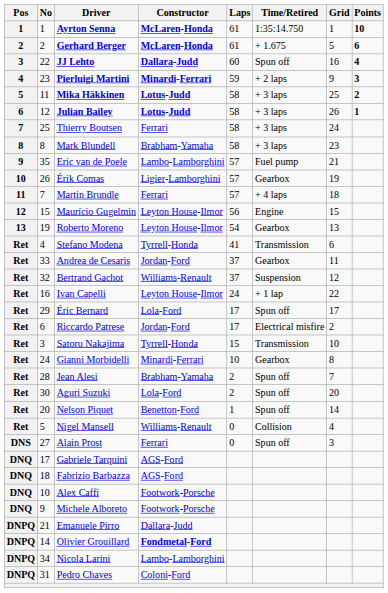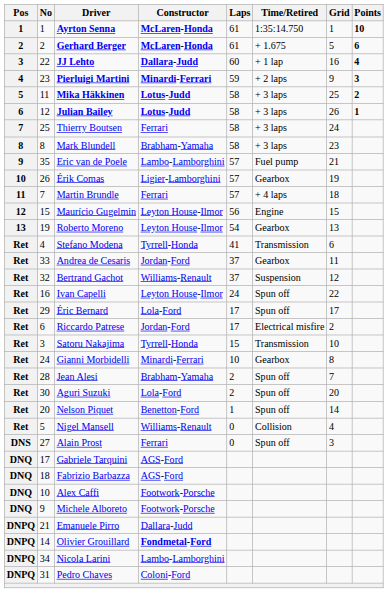(272, 62) Spun off -> (269, 62) + 1 lap
(269, 294) + 1 lap -> (272, 294) Spun off
